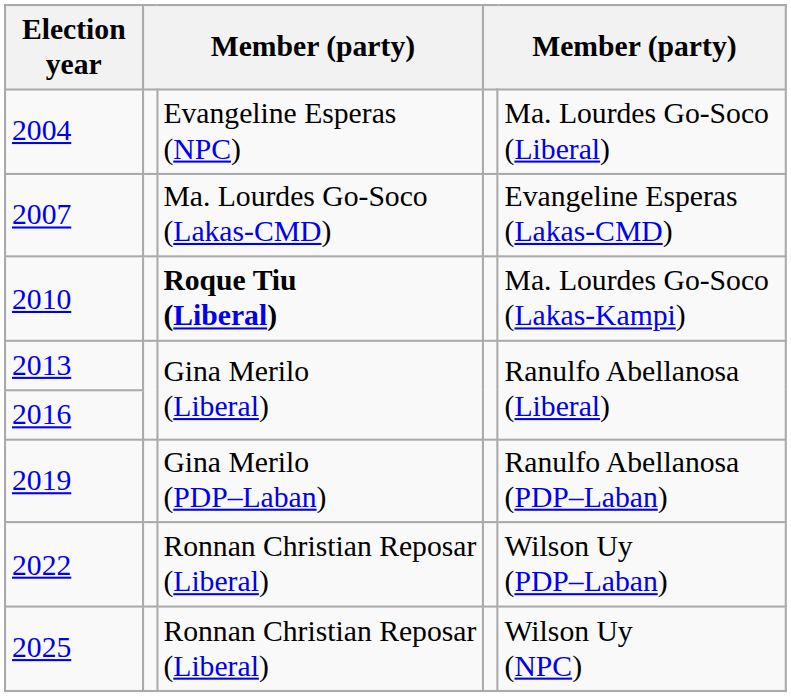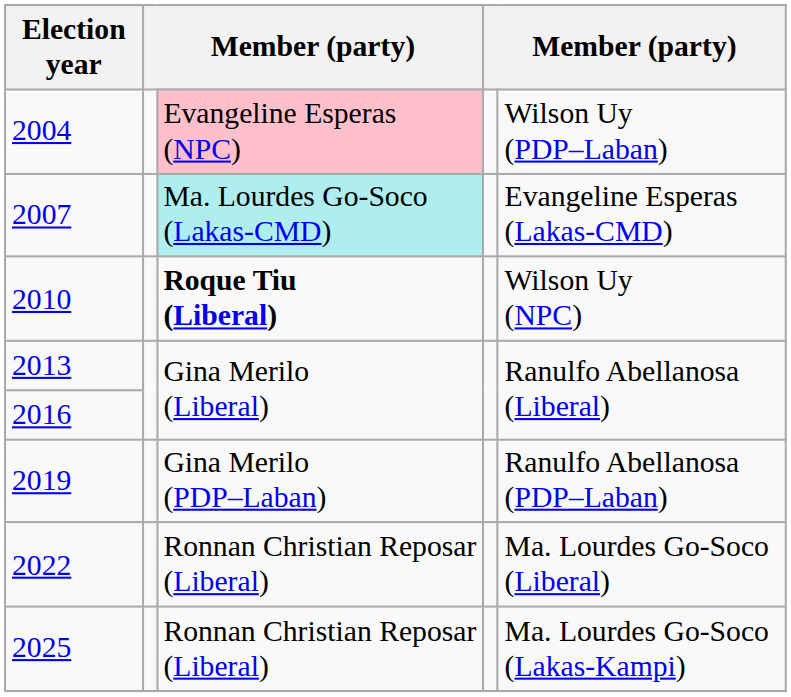(280, 130) no background -> (280, 130) pink background
(637, 130) Ma. Lourdes Go-Soco (Liberal) -> (586, 130) Wilson Uy (PDP–Laban)
(296, 214) no background -> (296, 214) paleturquoise background
(637, 298) Ma. Lourdes Go-Soco (Lakas-Kampi) -> (569, 298) Wilson Uy (NPC)
(586, 564) Wilson Uy (PDP–Laban) -> (637, 564) Ma. Lourdes Go-Soco (Liberal)
(569, 648) Wilson Uy (NPC) -> (637, 648) Ma. Lourdes Go-Soco (Lakas-Kampi)
